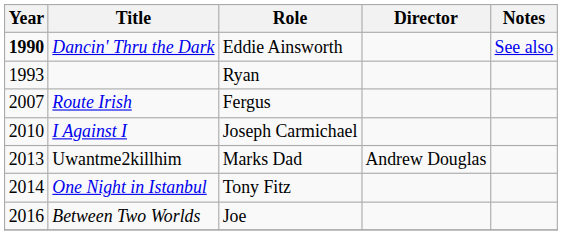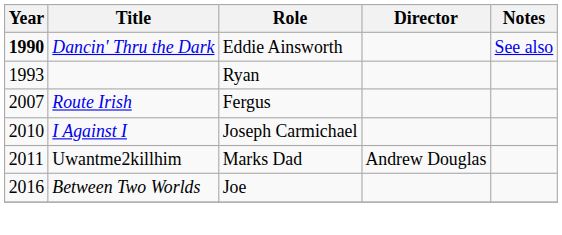(26, 159) 2013 -> (26, 159) 2011
- row: (130, 187)
